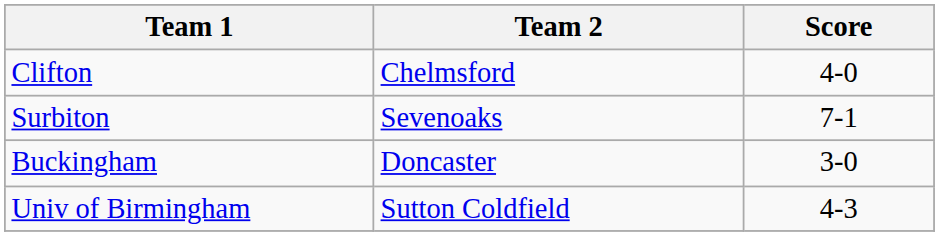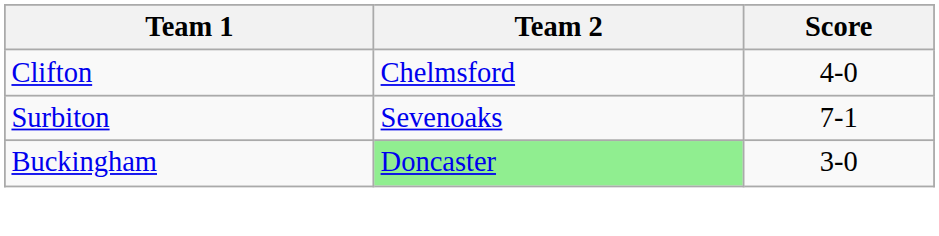(438, 162) no background -> (438, 162) lightgreen background
- row: (131, 207)
